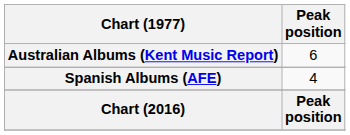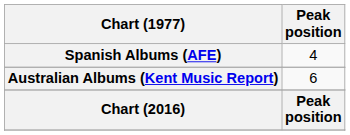rows swapped: (143, 55) <-> (143, 78)
